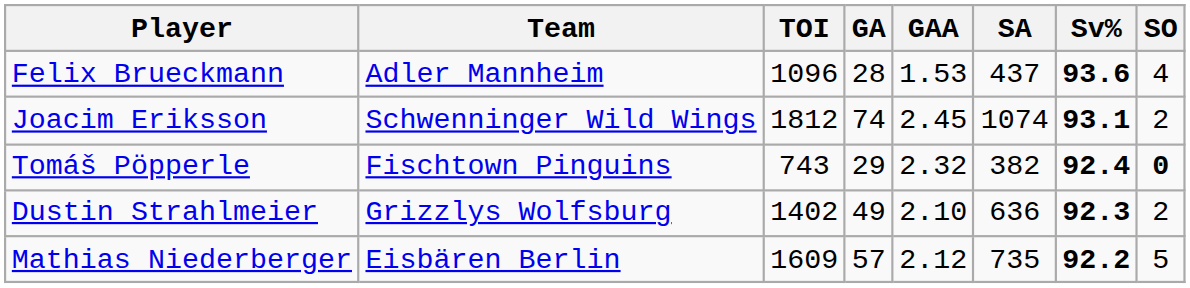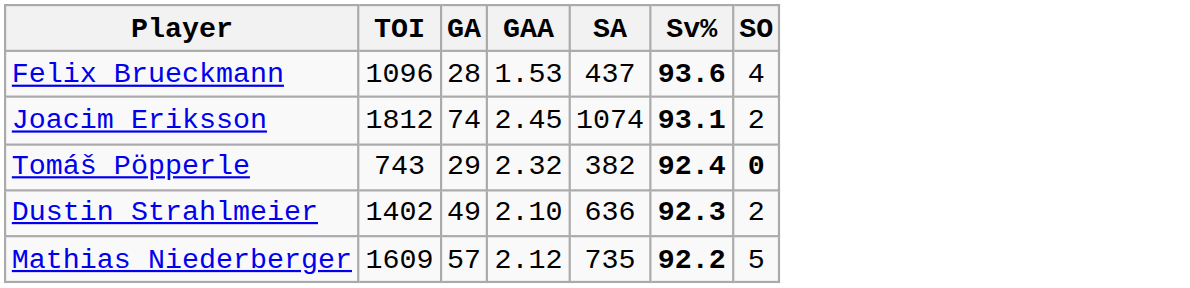- column: (561, 28)
